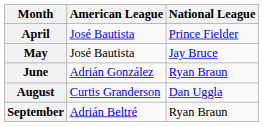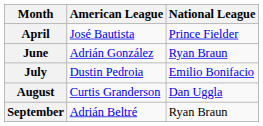- row: (36, 53)
+ row: (36, 72)
